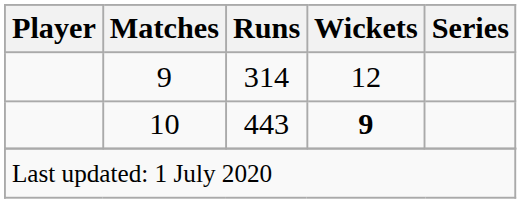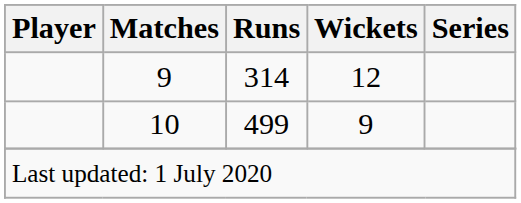(267, 124) 443 -> (267, 124) 499
(366, 124) bold -> (366, 124) normal
